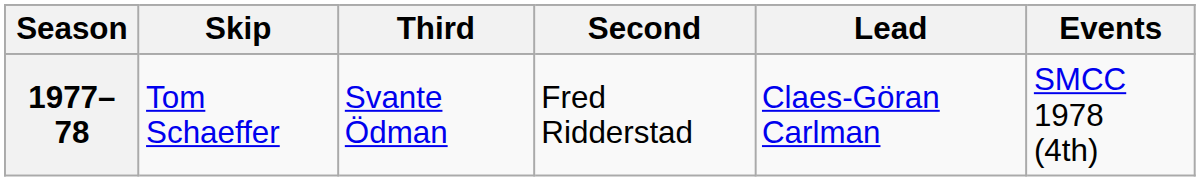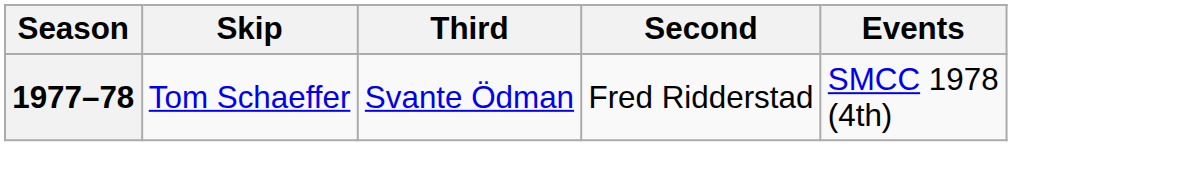- column: (891, 29)
